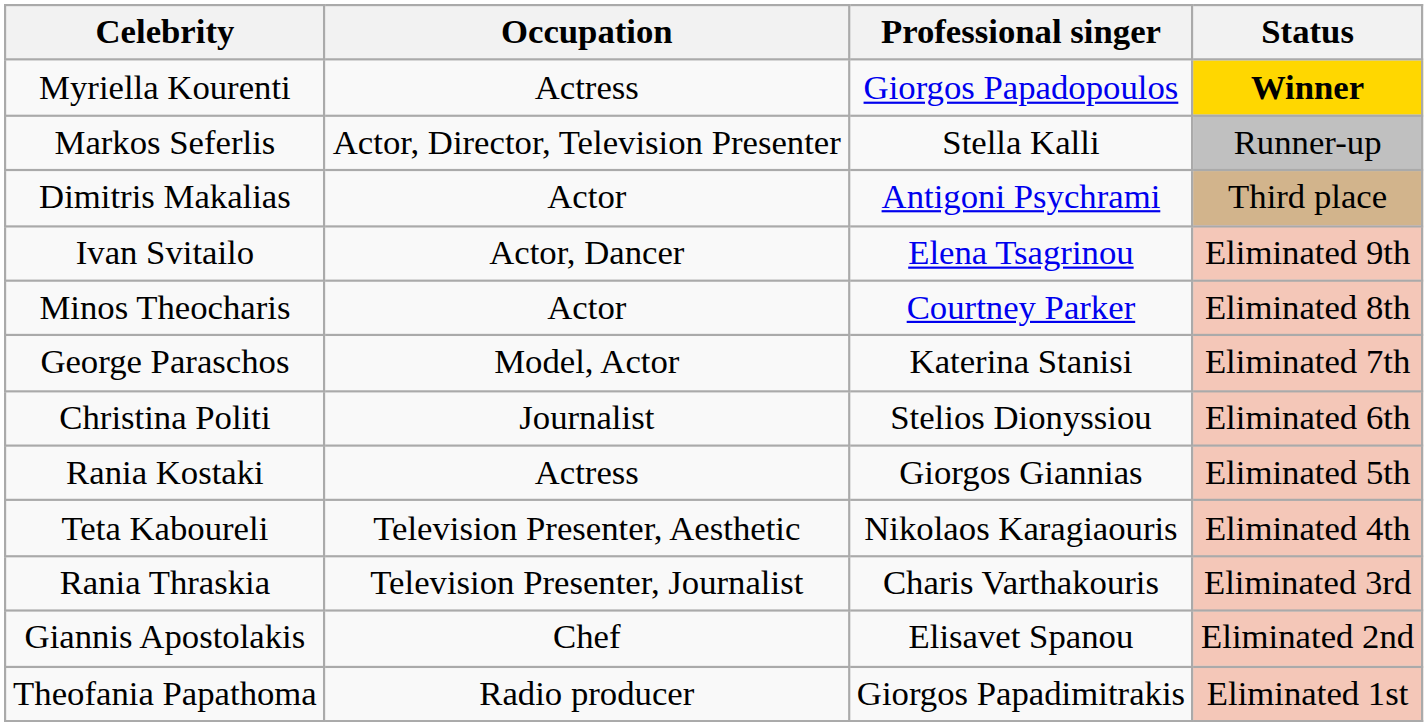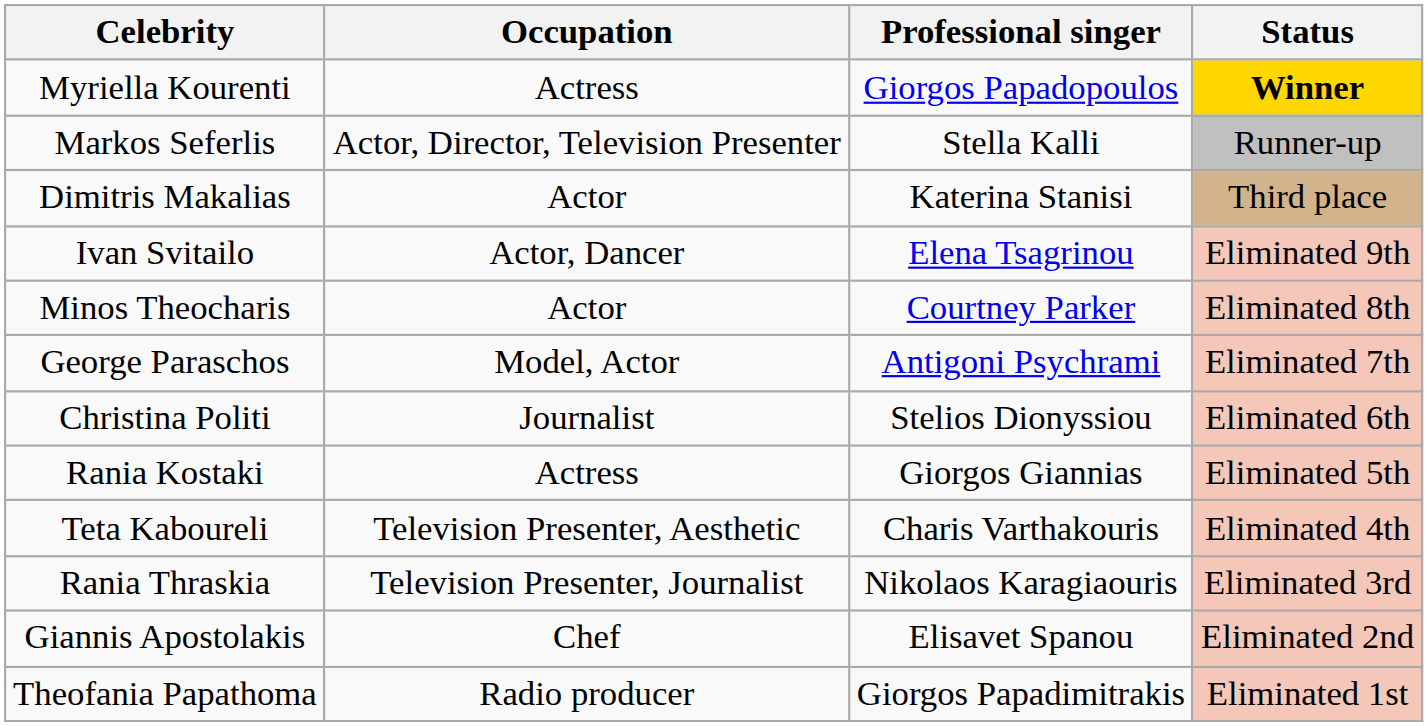(1021, 197) Antigoni Psychrami -> (1021, 197) Katerina Stanisi
(1021, 362) Katerina Stanisi -> (1021, 362) Antigoni Psychrami
(1021, 527) Nikolaos Karagiaouris -> (1021, 527) Charis Varthakouris
(1021, 582) Charis Varthakouris -> (1021, 582) Nikolaos Karagiaouris
